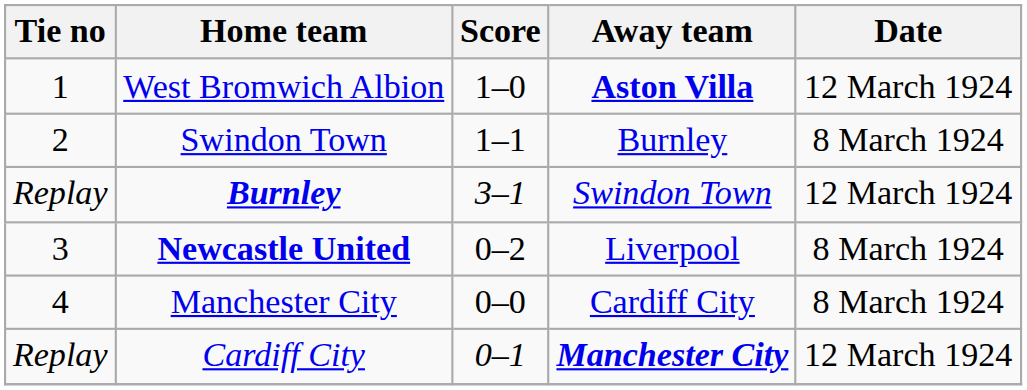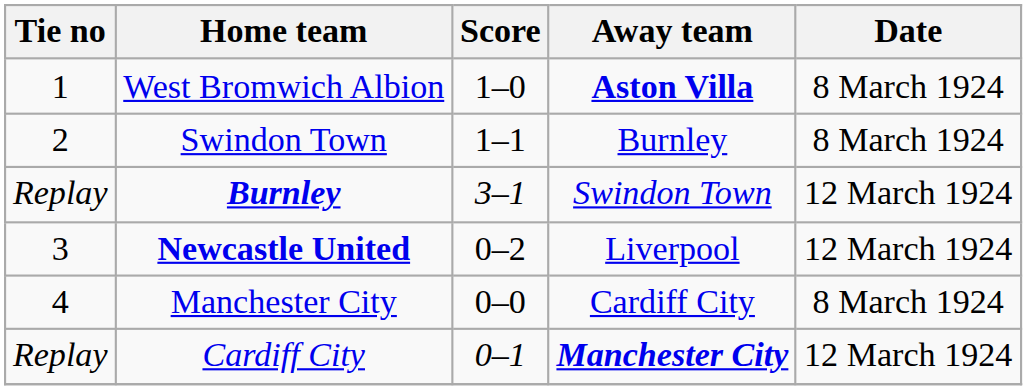(908, 85) 12 March 1924 -> (908, 85) 8 March 1924
(908, 247) 8 March 1924 -> (908, 247) 12 March 1924
